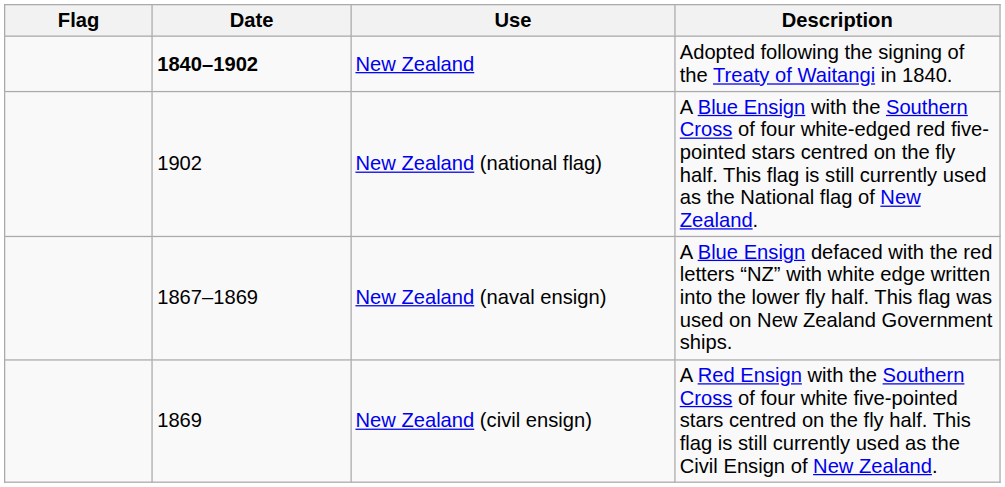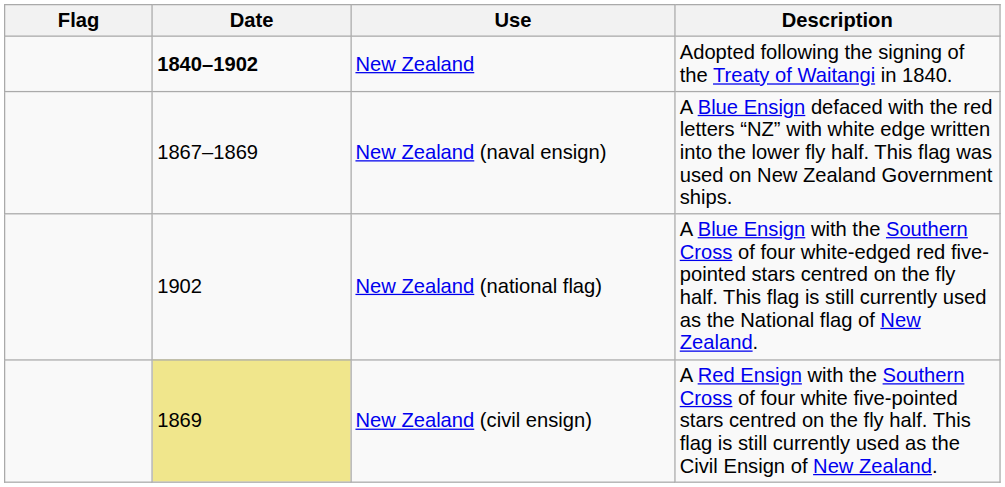rows swapped: (481, 297) <-> (479, 163)
(180, 420) no background -> (180, 420) khaki background
